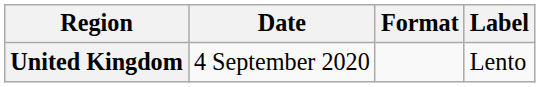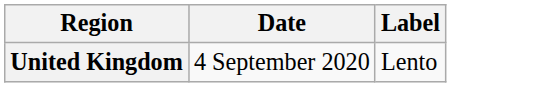- column: (420, 23)
